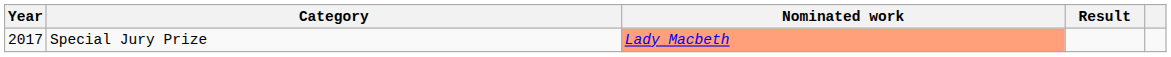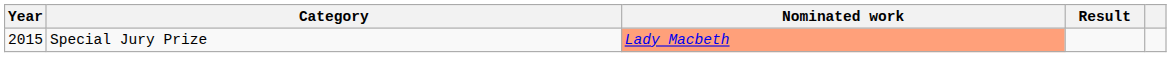(26, 40) 2017 -> (26, 40) 2015
